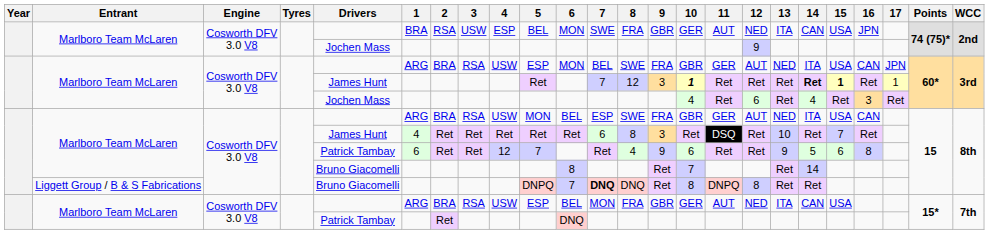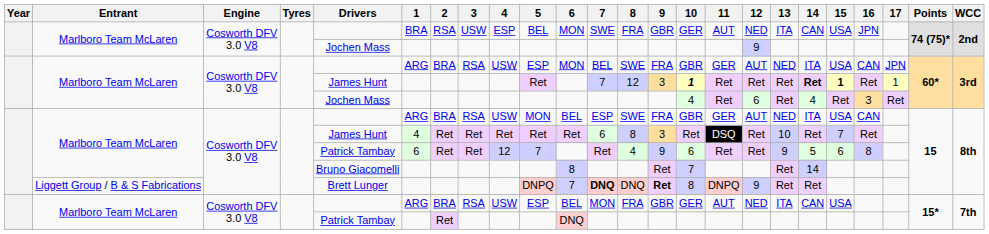(358, 186) Bruno Giacomelli -> (358, 186) Brett Lunger
(662, 186) normal -> (662, 186) bold
(756, 186) 8 -> (756, 186) 9
